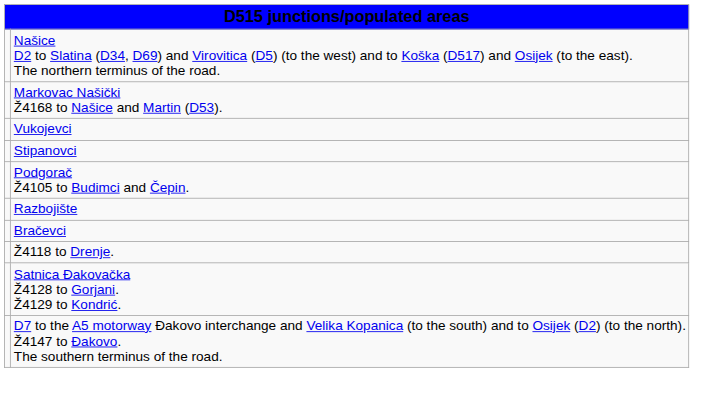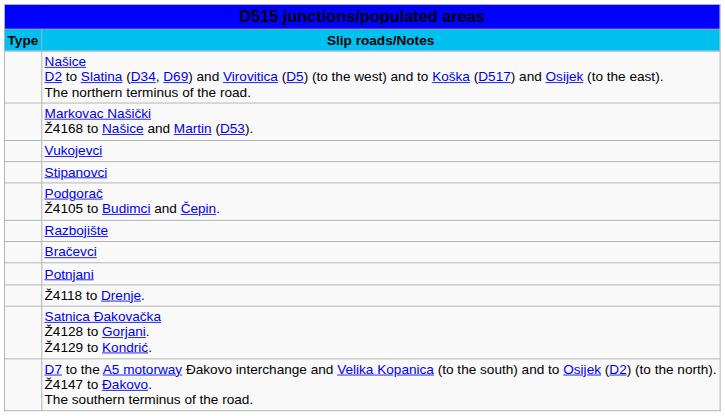+ row: (381, 40)
+ row: (69, 274)
